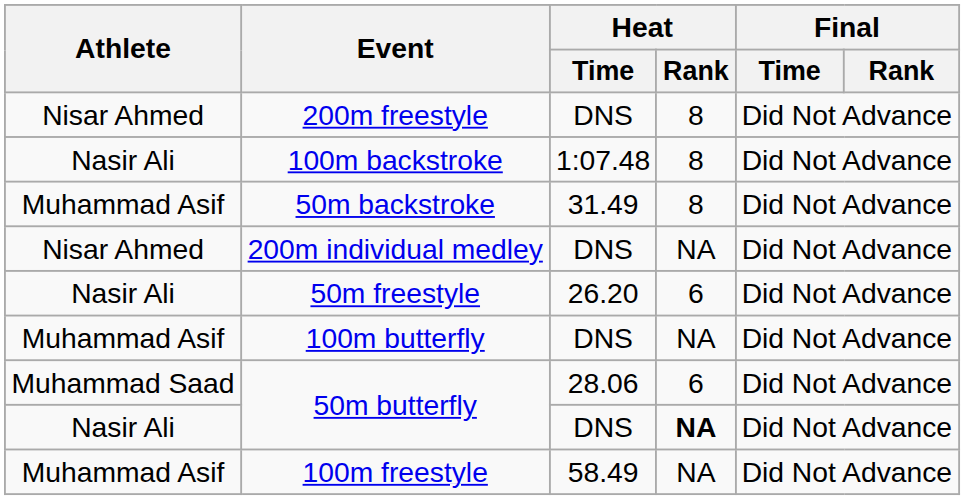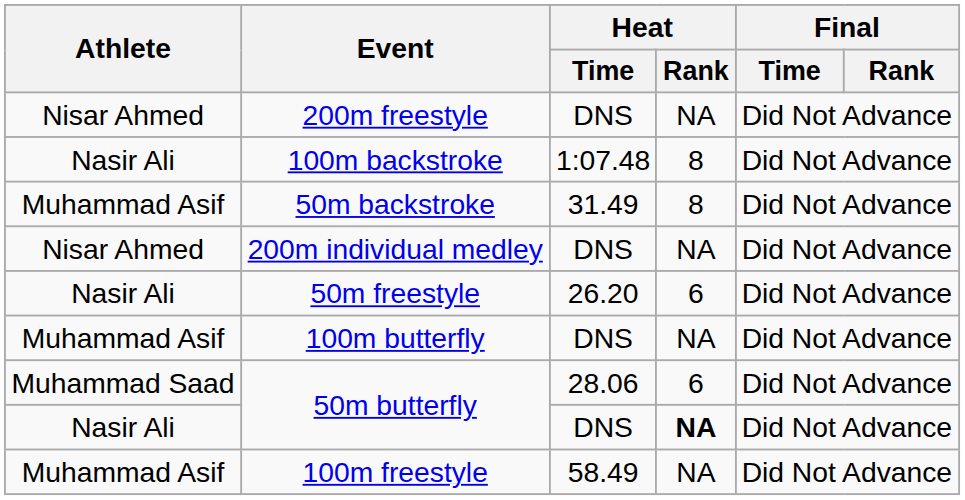(696, 115) 8 -> (696, 115) NA
